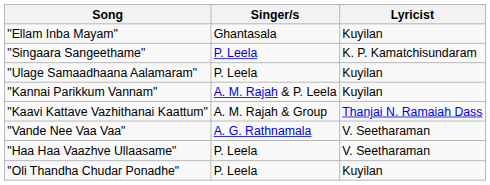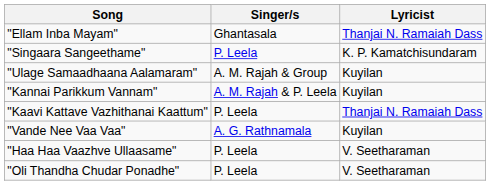(362, 34) Kuyilan -> (412, 34) Thanjai N. Ramaiah Dass
(235, 73) P. Leela -> (270, 73) A. M. Rajah & Group
(270, 112) A. M. Rajah & Group -> (235, 112) P. Leela
(386, 131) V. Seetharaman -> (362, 131) Kuyilan
(362, 170) Kuyilan -> (386, 170) V. Seetharaman
